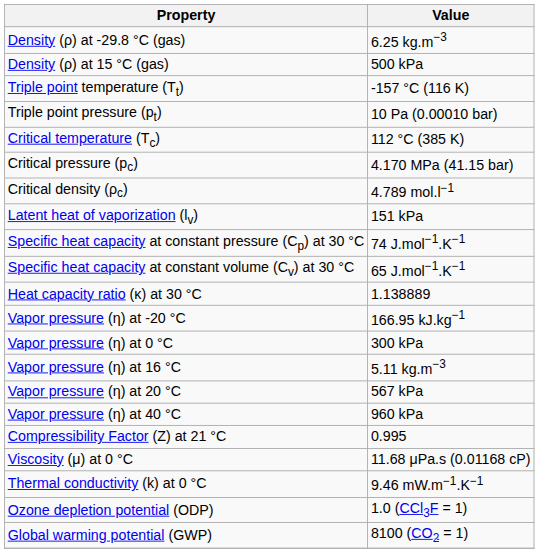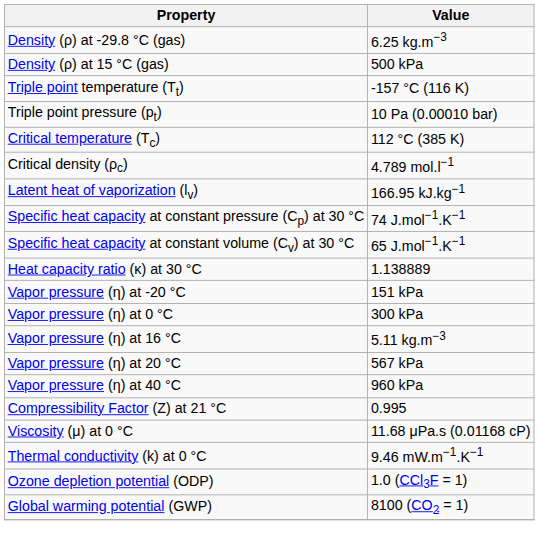- row: (73, 165)
(397, 216) 151 kPa -> (418, 192) 166.95 kJ.kg−1
(418, 318) 166.95 kJ.kg−1 -> (397, 291) 151 kPa
